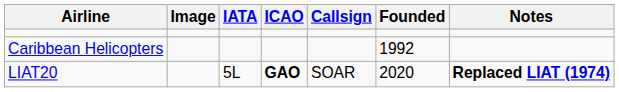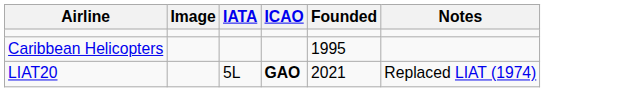- column: (341, 16)
(397, 49) 1992 -> (328, 49) 1995
(397, 73) 2020 -> (328, 73) 2021
(531, 73) bold -> (460, 73) normal
